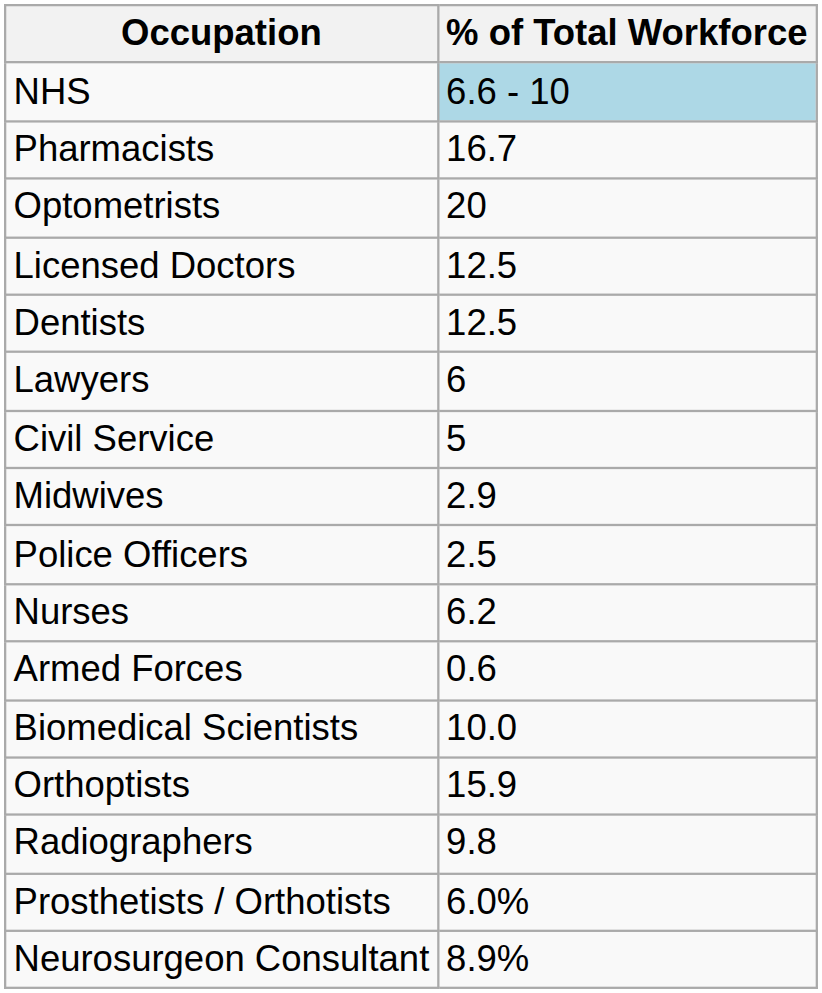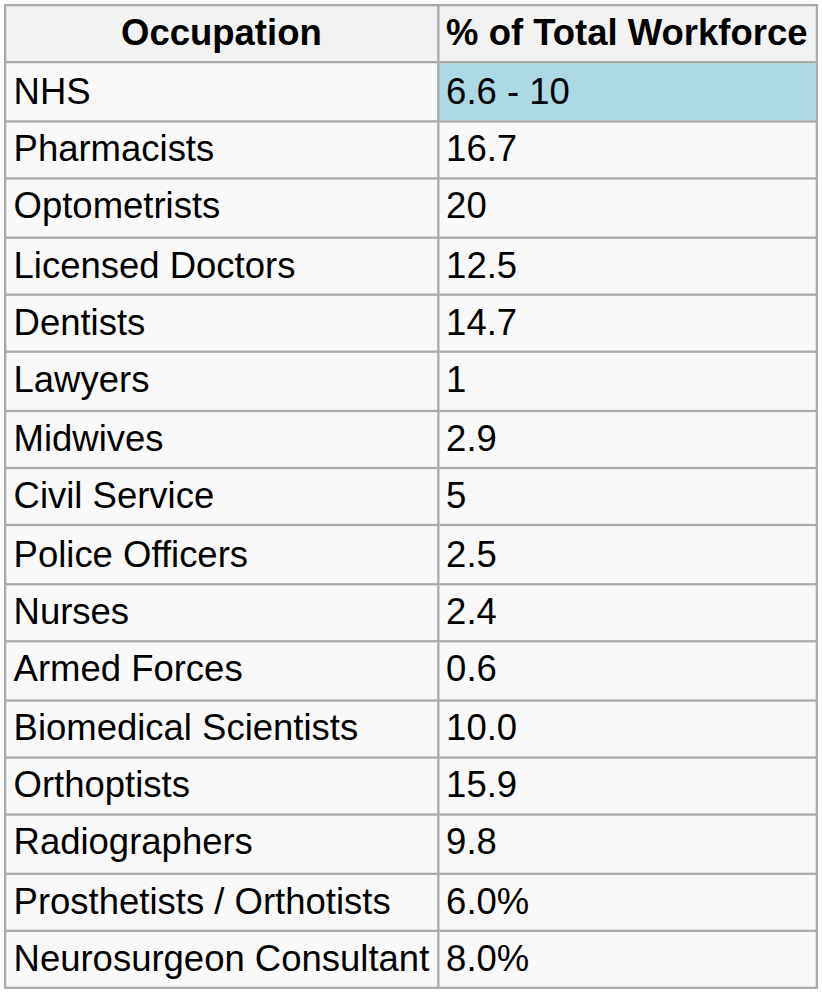(482, 322) 12.5 -> (482, 322) 14.7
(456, 380) 6 -> (456, 380) 1
rows swapped: (114, 438) <-> (89, 496)
(471, 611) 6.2 -> (471, 611) 2.4
(488, 959) 8.9% -> (488, 959) 8.0%
